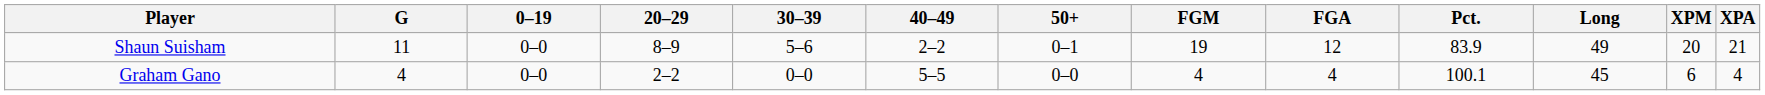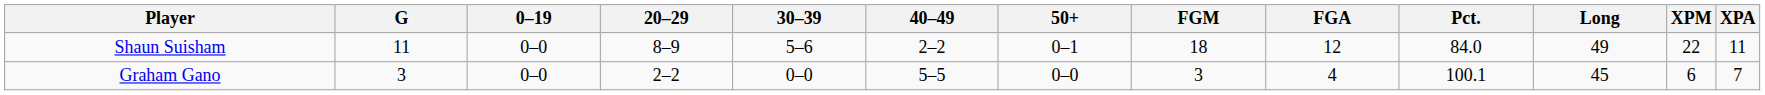(1198, 47) 19 -> (1198, 47) 18
(1466, 47) 83.9 -> (1466, 47) 84.0
(1691, 47) 20 -> (1691, 47) 22
(1738, 47) 21 -> (1738, 47) 11
(402, 75) 4 -> (402, 75) 3
(1198, 75) 4 -> (1198, 75) 3
(1738, 75) 4 -> (1738, 75) 7
